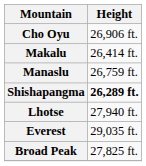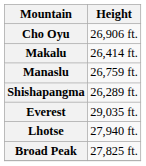(114, 92) bold -> (114, 92) normal
rows swapped: (46, 131) <-> (46, 111)
